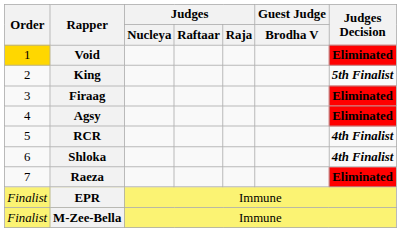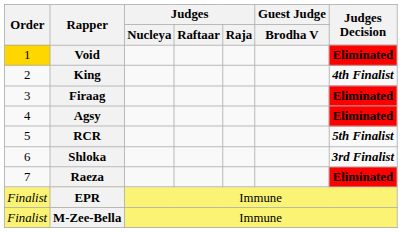(363, 75) 5th Finalist -> (363, 75) 4th Finalist
(363, 136) 4th Finalist -> (363, 136) 5th Finalist
(363, 156) 4th Finalist -> (363, 156) 3rd Finalist
